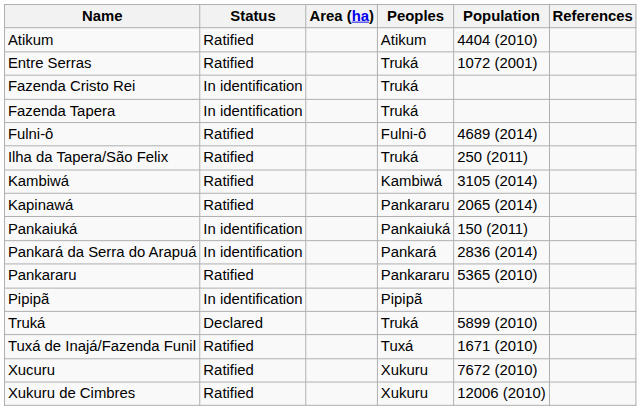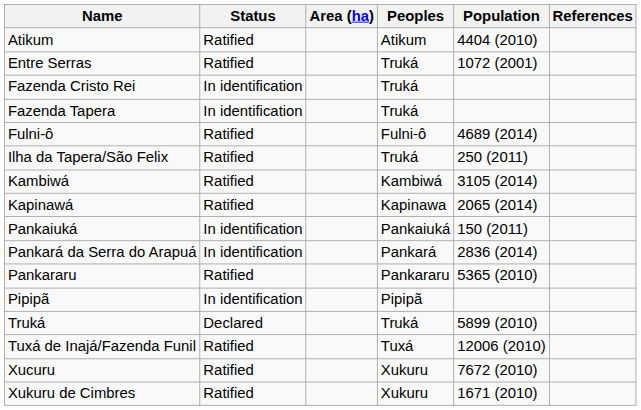(415, 205) Pankararu -> (414, 205) Kapinawa
(497, 346) 1671 (2010) -> (501, 346) 12006 (2010)
(501, 393) 12006 (2010) -> (497, 393) 1671 (2010)
